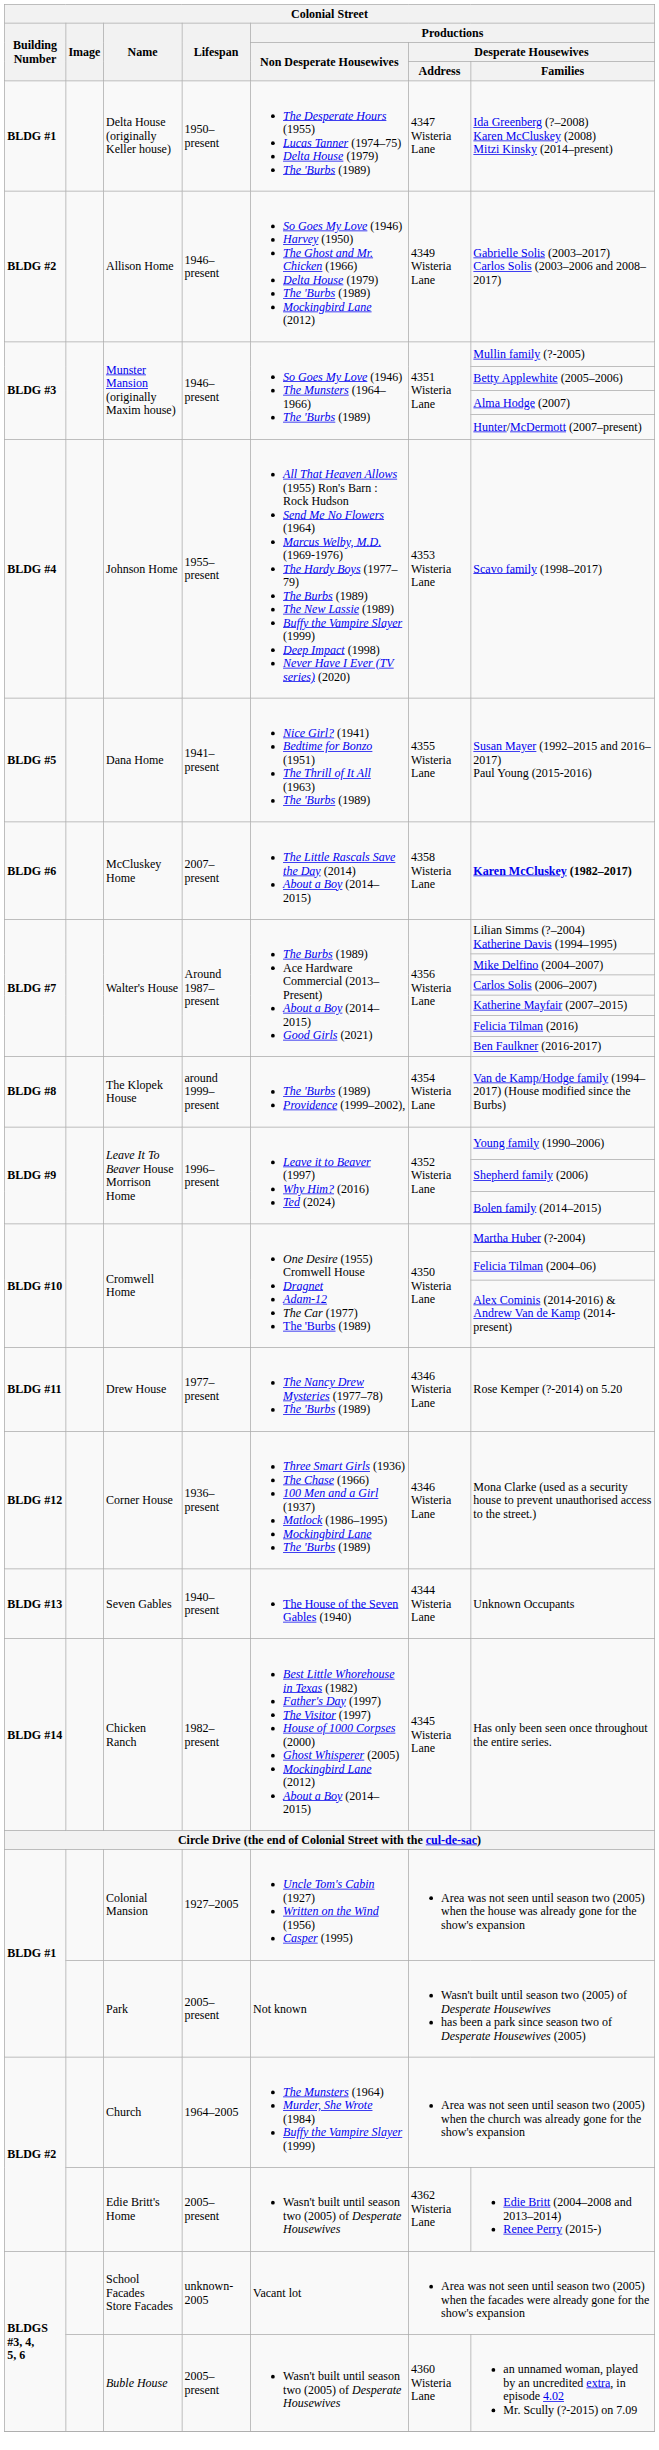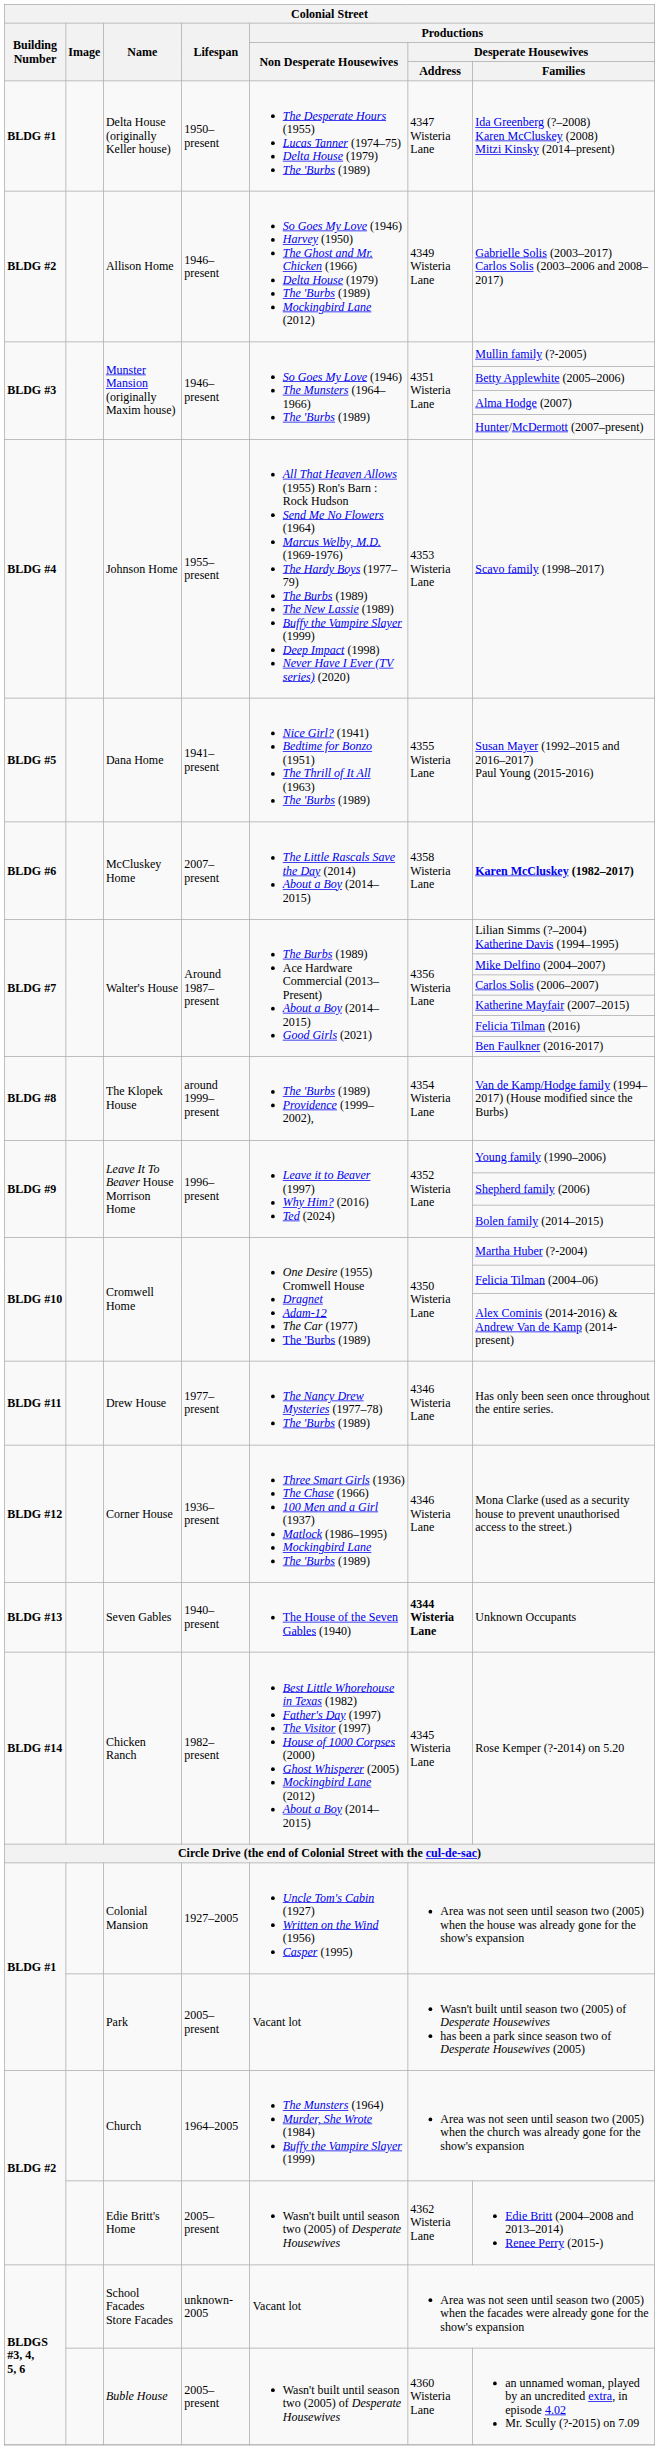(548, 1389) Rose Kemper (?-2014) on 5.20 -> (562, 1403) Has only been seen once throughout the entire series.
(431, 1604) normal -> (432, 1617) bold
(561, 1734) Has only been seen once throughout the entire series. -> (550, 1748) Rose Kemper (?-2014) on 5.20
(280, 2008) Not known -> (277, 2022) Vacant lot
